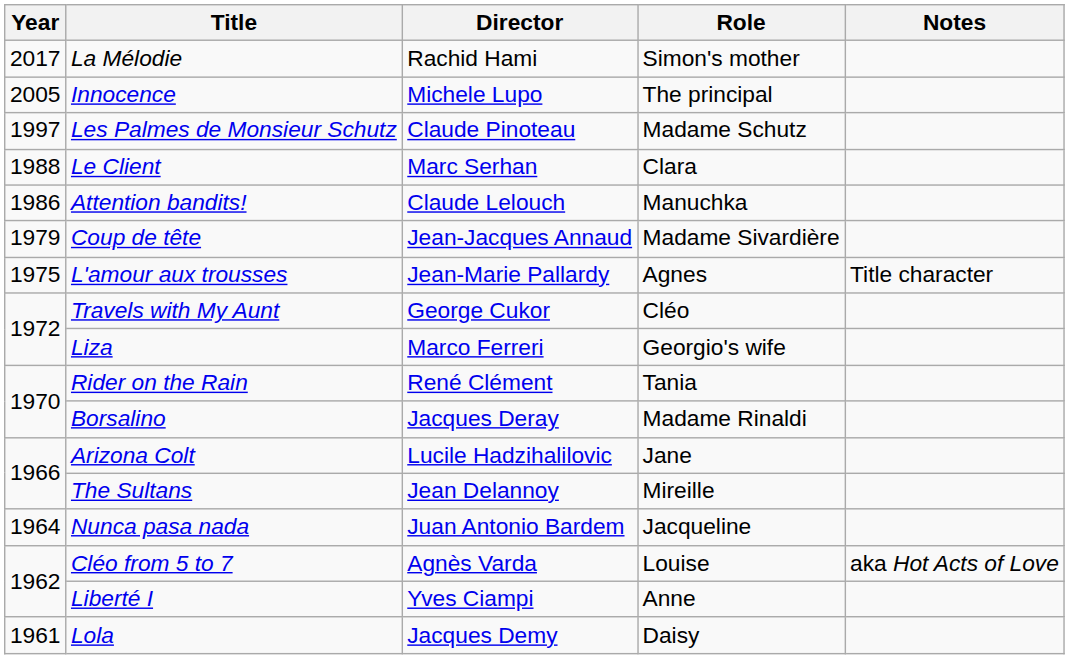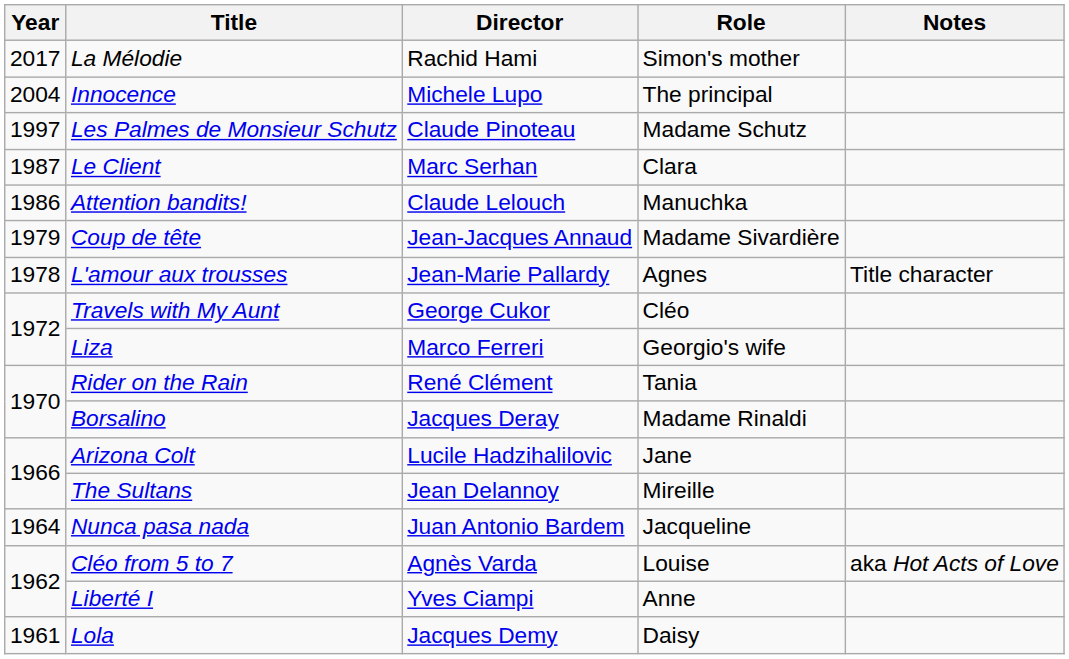(35, 94) 2005 -> (35, 94) 2004
(35, 166) 1988 -> (35, 166) 1987
(35, 274) 1975 -> (35, 274) 1978
